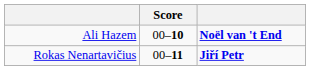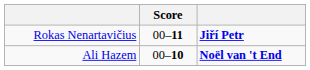rows swapped: (109, 35) <-> (85, 55)
